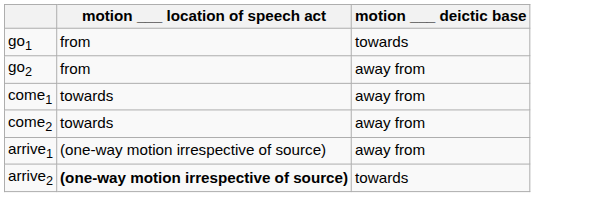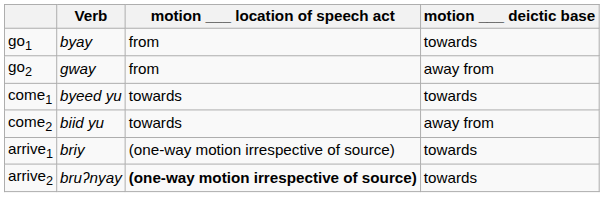+ column: (91, 16)
(390, 96) away from -> (450, 96) towards
(390, 150) away from -> (450, 150) towards
